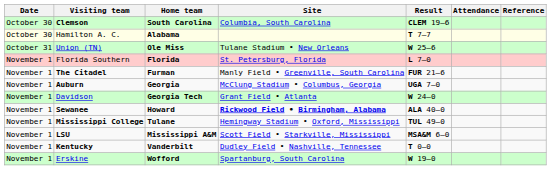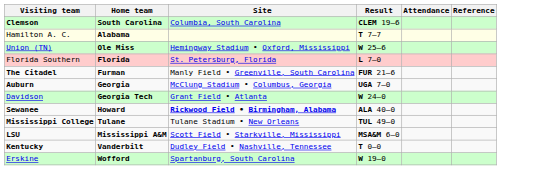- column: (29, 11)
(284, 48) Tulane Stadium • New Orleans -> (260, 48) Hemingway Stadium • Oxford, Mississippi
(310, 122) Hemingway Stadium • Oxford, Mississippi -> (235, 122) Tulane Stadium • New Orleans
